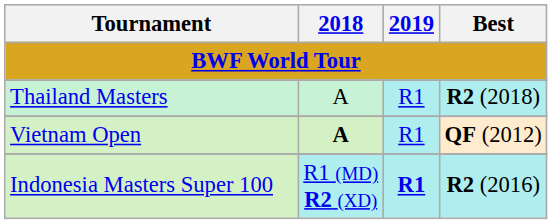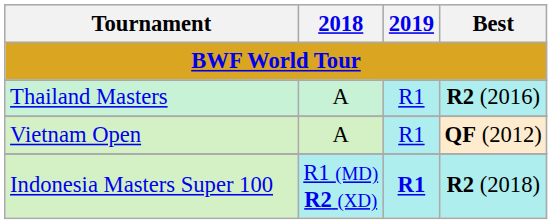(493, 98) R2 (2018) -> (493, 98) R2 (2016)
(341, 135) bold -> (341, 135) normal
(493, 186) R2 (2016) -> (493, 186) R2 (2018)
